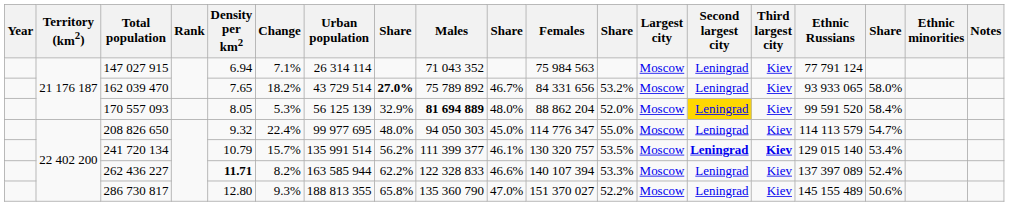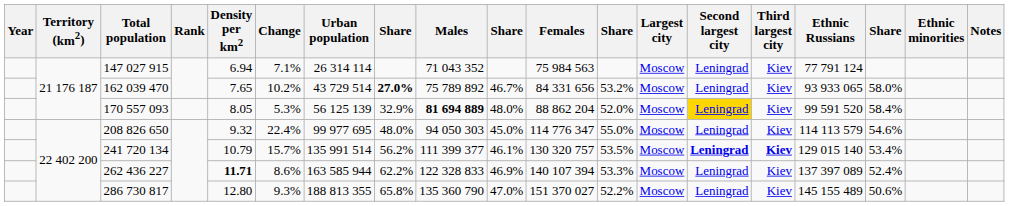(284, 88) 18.2% -> (284, 88) 10.2%
(885, 129) 54.7% -> (885, 129) 54.6%
(287, 170) 8.2% -> (287, 170) 8.6%
(507, 170) 46.6% -> (507, 170) 46.9%
